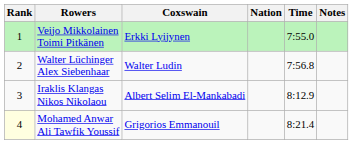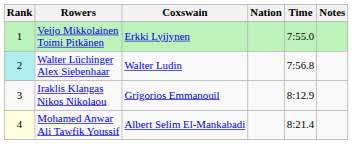(20, 65) no background -> (20, 65) paleturquoise background
(185, 95) Albert Selim El-Mankabadi -> (172, 95) Grigorios Emmanouil
(172, 124) Grigorios Emmanouil -> (185, 124) Albert Selim El-Mankabadi
